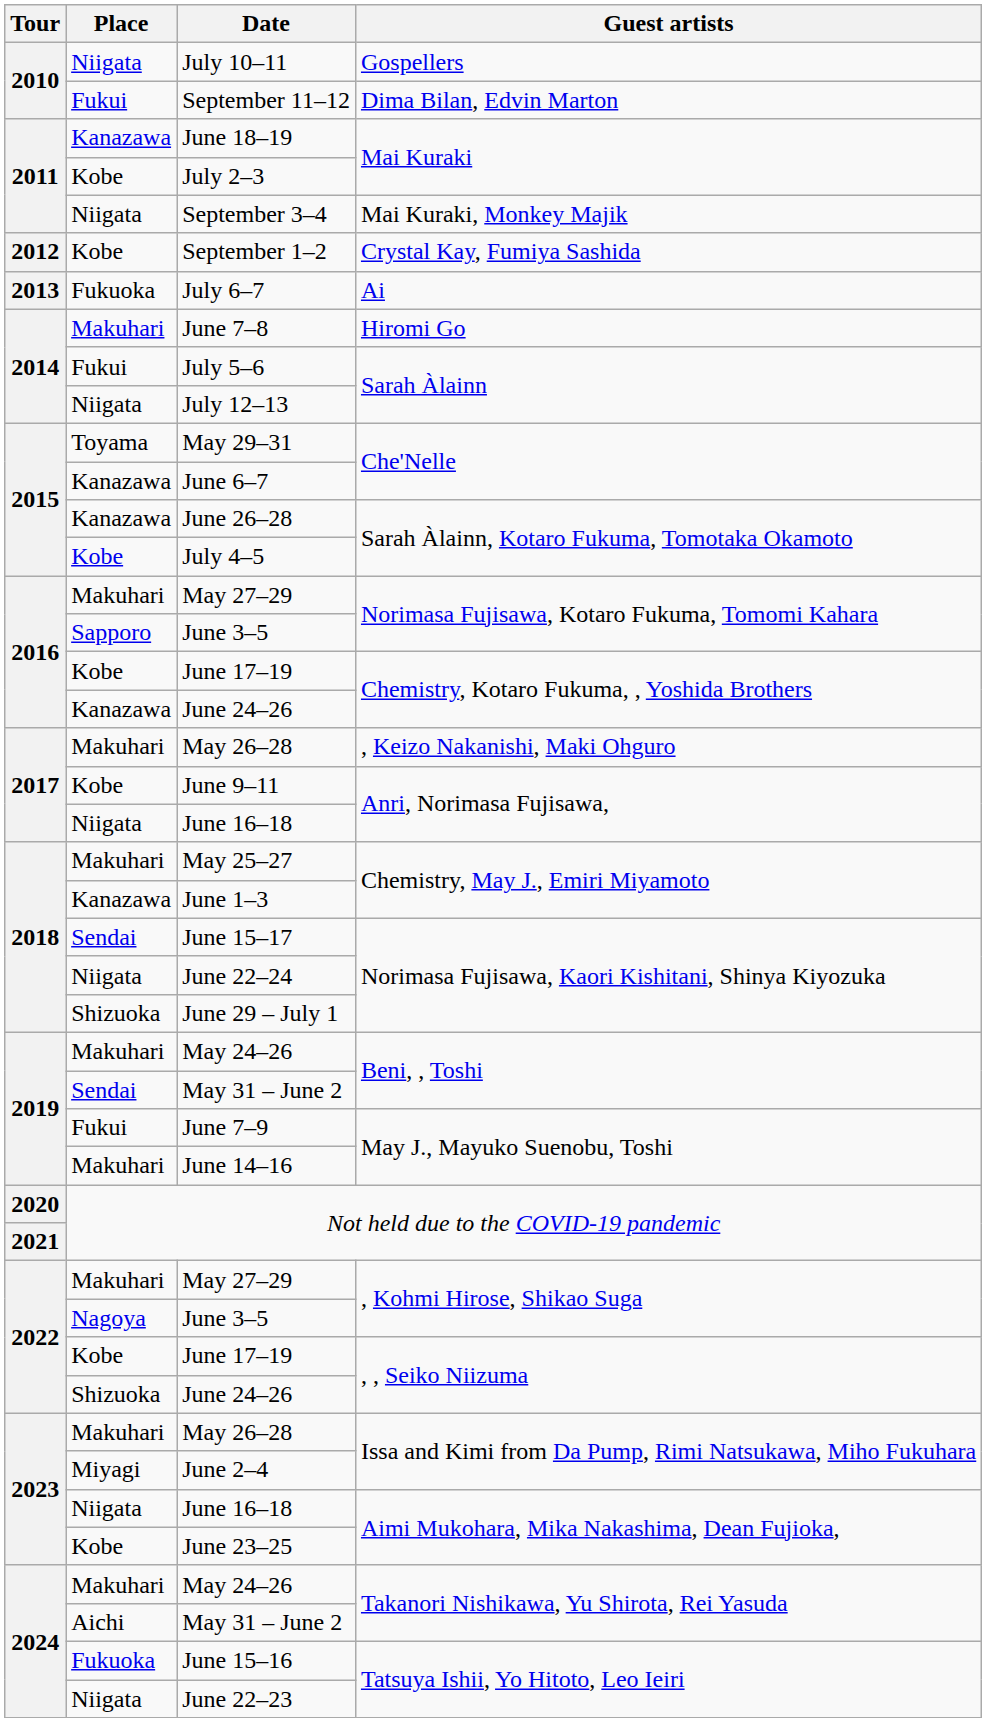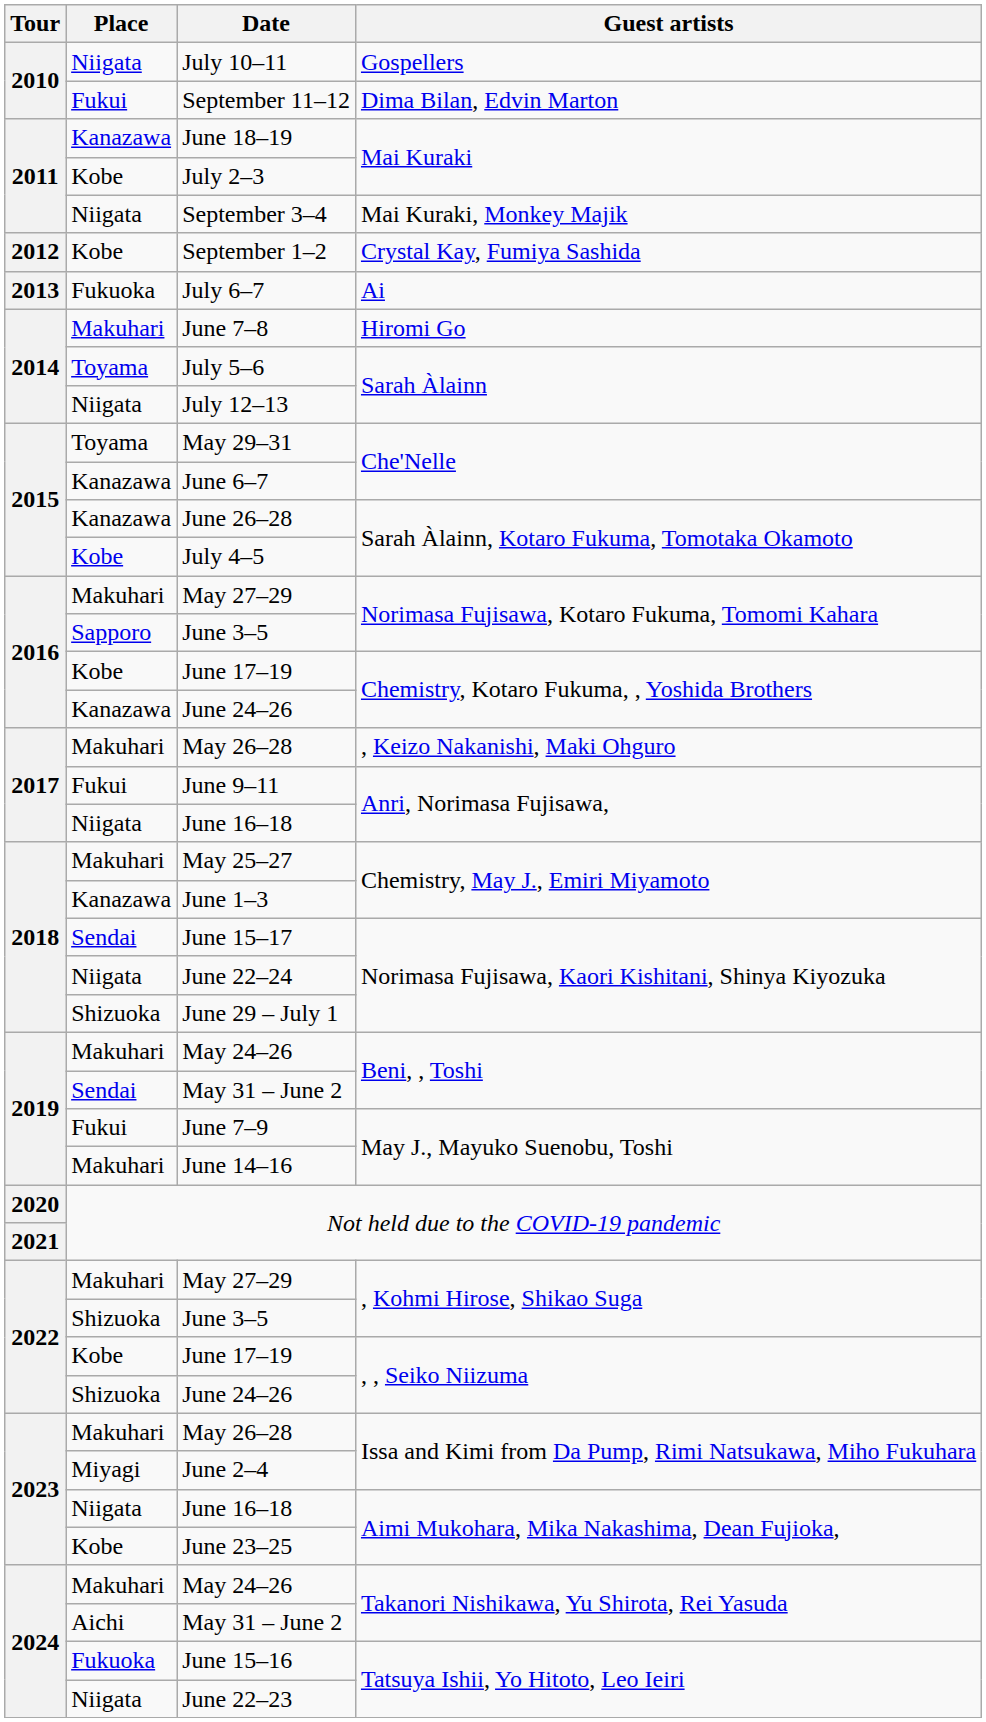(99, 366) Fukui -> (110, 366) Toyama
(97, 784) Kobe -> (99, 784) Fukui
(108, 1317) Nagoya -> (116, 1317) Shizuoka
